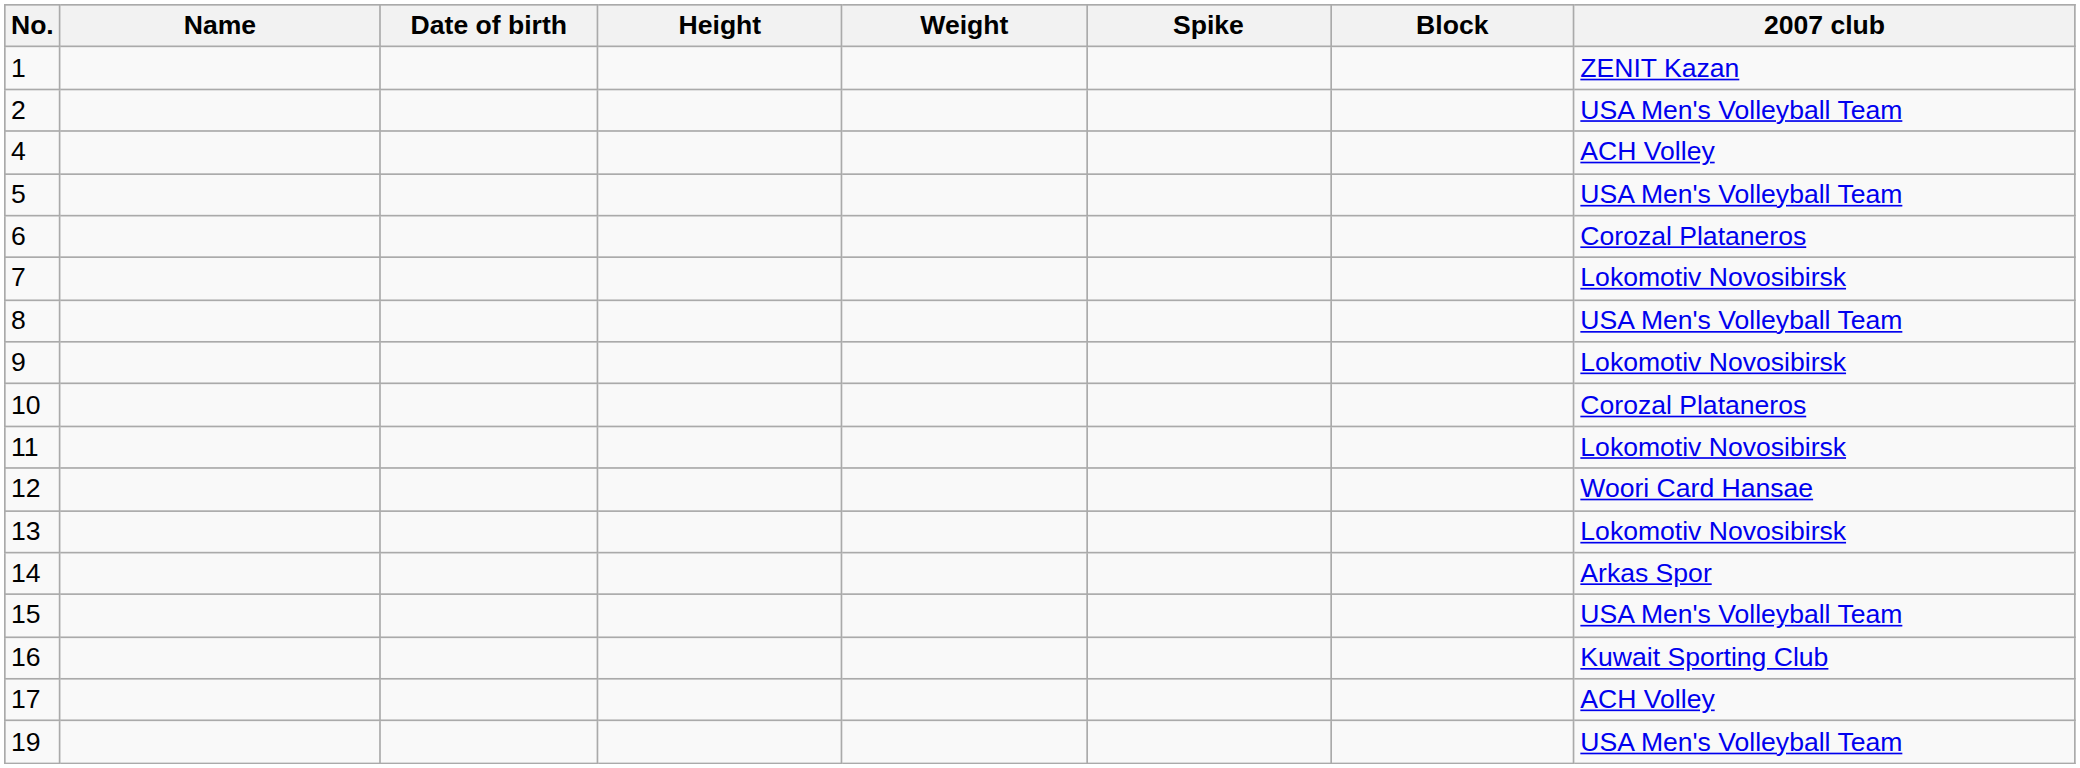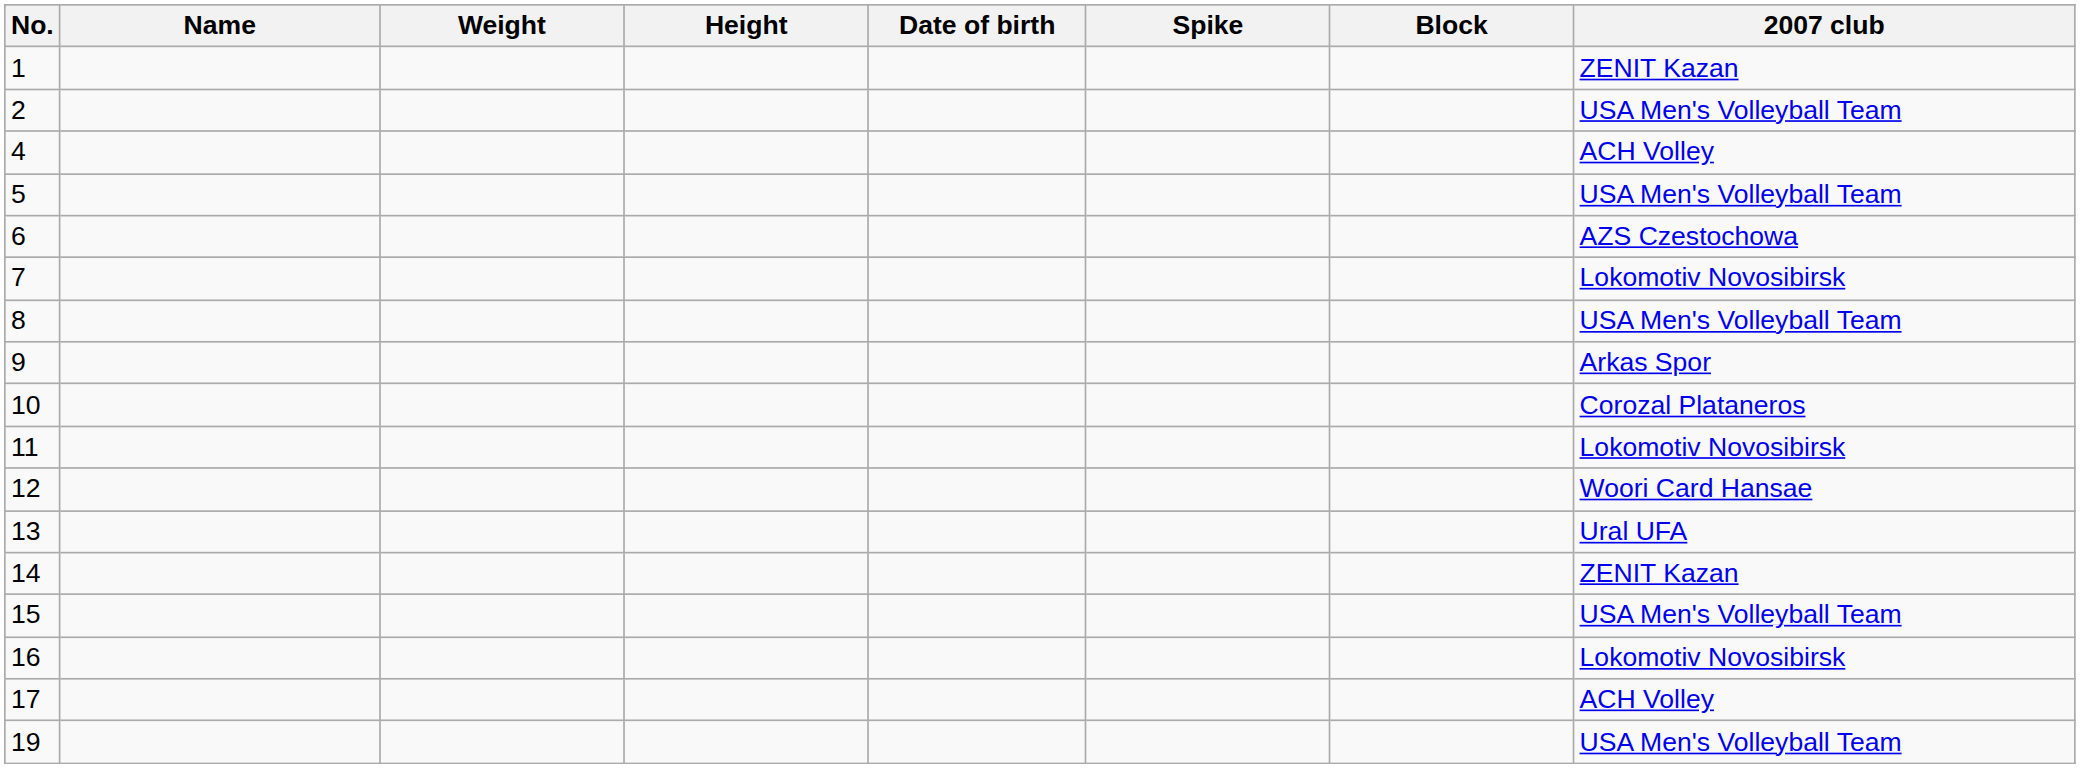columns swapped: (489, 25) <-> (964, 25)
(1693, 236) Corozal Plataneros -> (1689, 236) AZS Czestochowa
(1713, 362) Lokomotiv Novosibirsk -> (1645, 362) Arkas Spor
(1713, 531) Lokomotiv Novosibirsk -> (1633, 531) Ural UFA
(1646, 573) Arkas Spor -> (1659, 573) ZENIT Kazan
(1704, 657) Kuwait Sporting Club -> (1712, 657) Lokomotiv Novosibirsk
